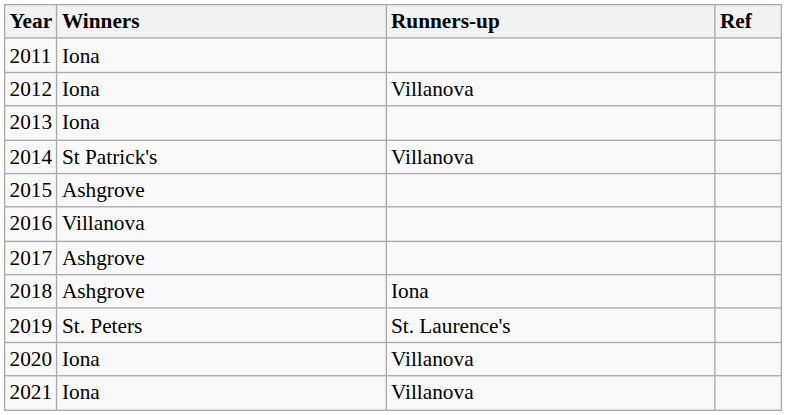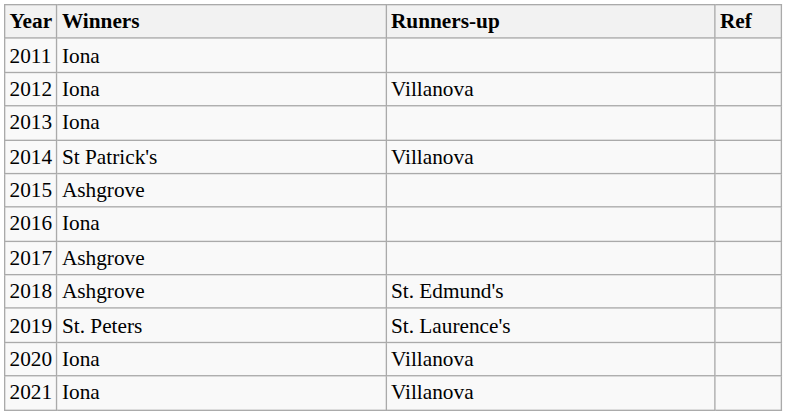(103, 223) Villanova -> (81, 223) Iona
(410, 291) Iona -> (447, 291) St. Edmund's
